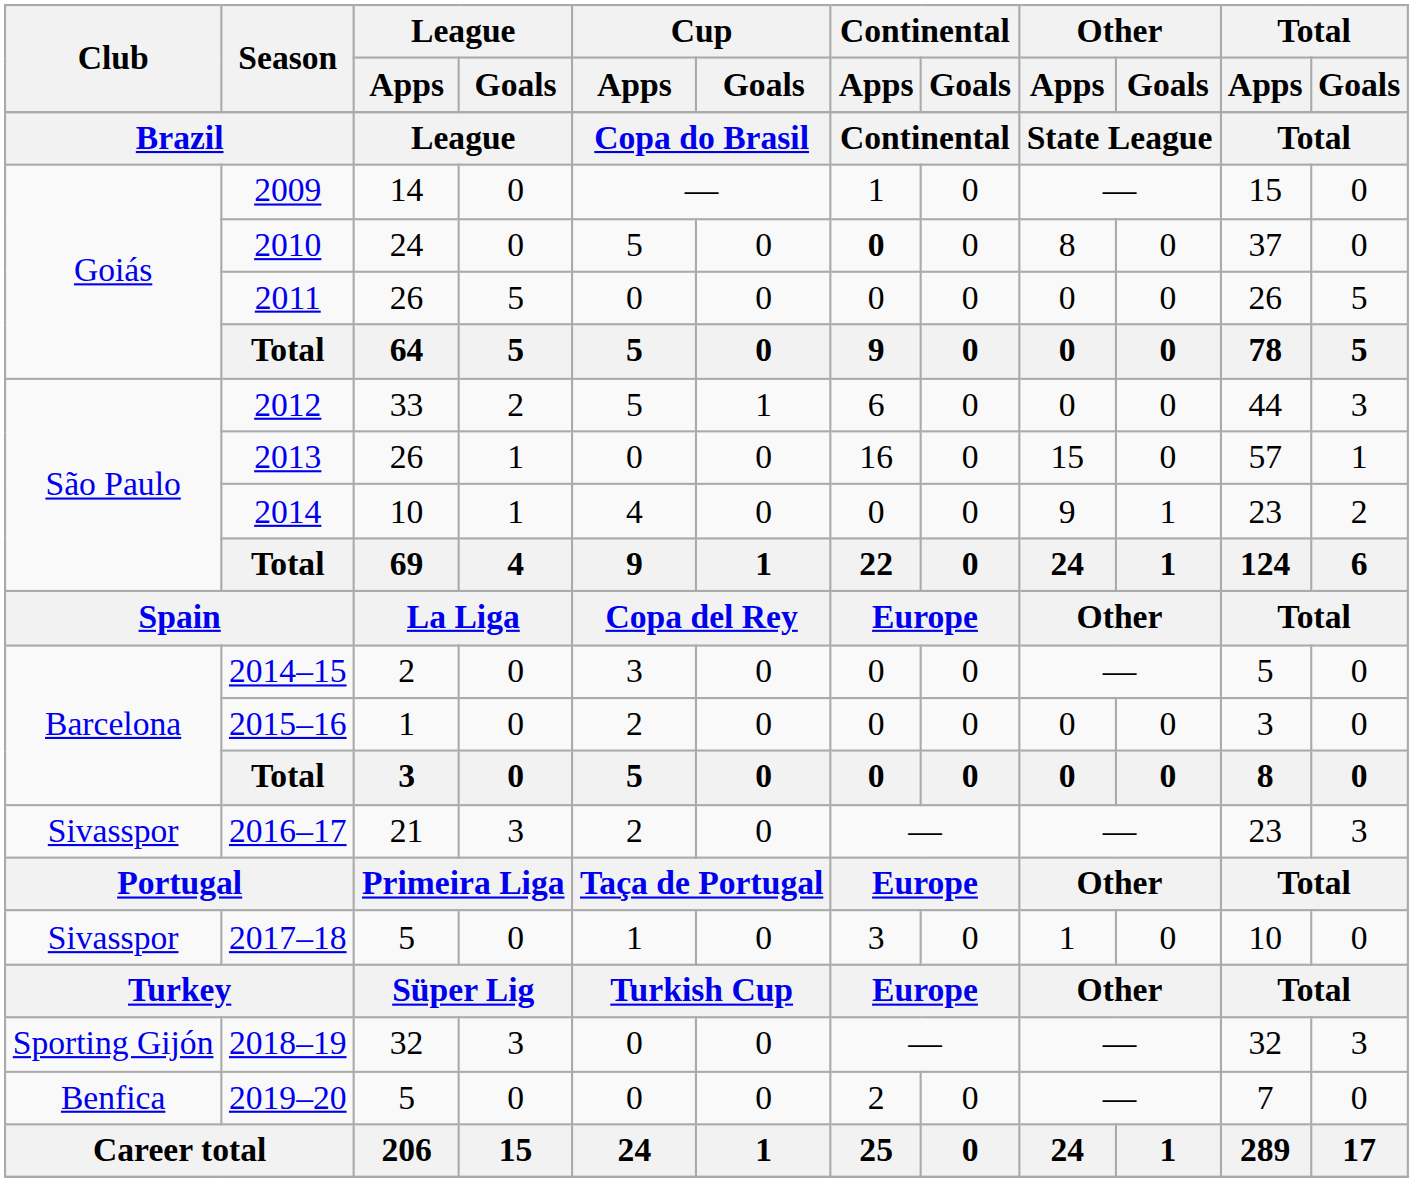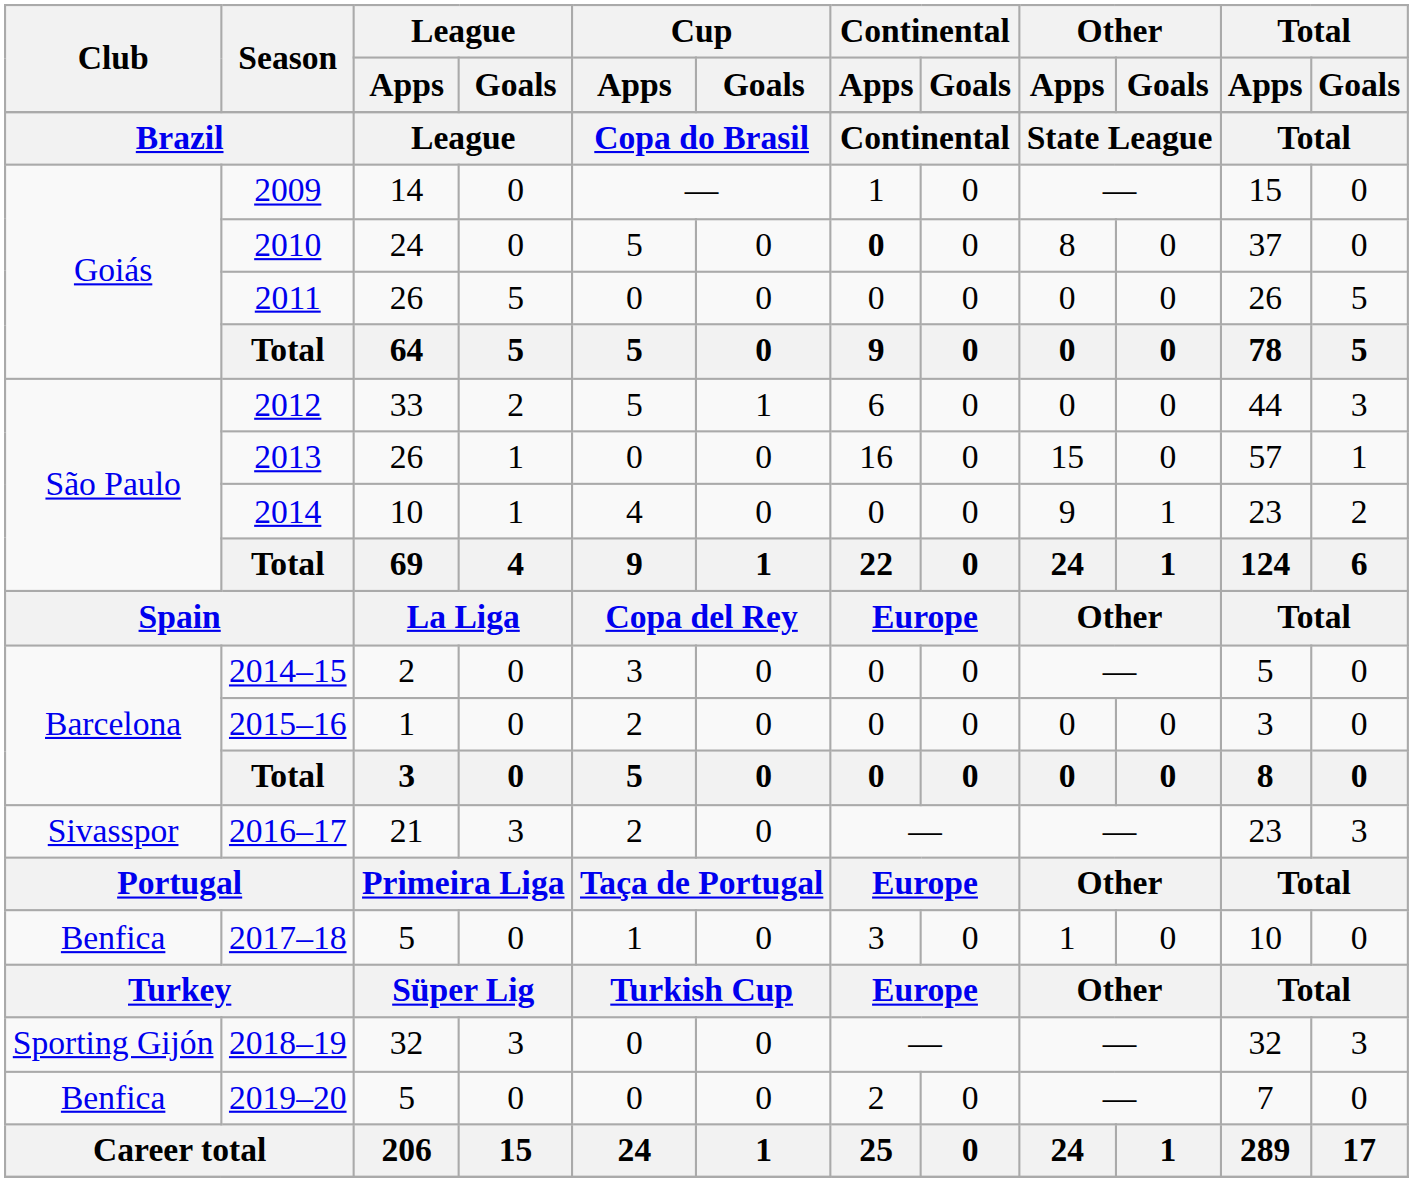(113, 937) Sivasspor -> (113, 937) Benfica
